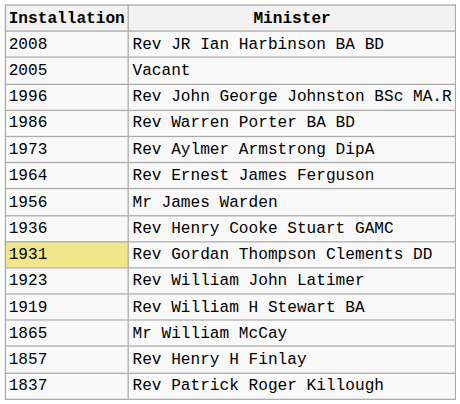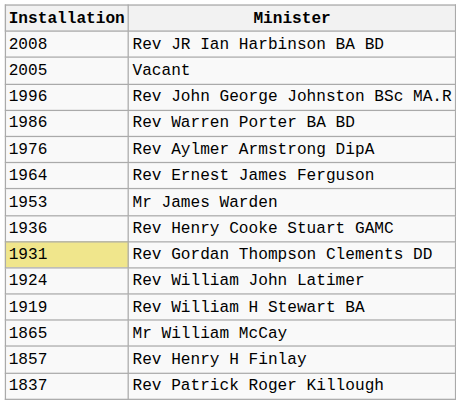(28, 150) 1973 -> (28, 150) 1976
(28, 202) 1956 -> (28, 202) 1953
(28, 281) 1923 -> (28, 281) 1924
